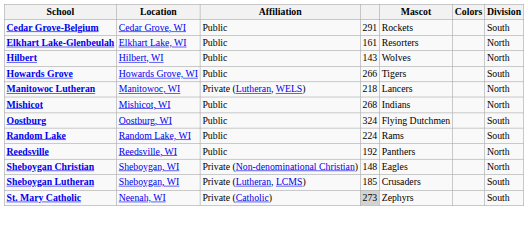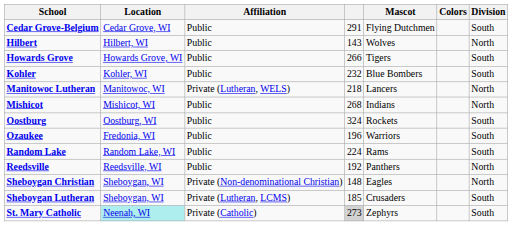(397, 27) Rockets -> (400, 27) Flying Dutchmen
- row: (60, 43)
+ row: (21, 74)
(416, 120) Flying Dutchmen -> (382, 120) Rockets
+ row: (25, 136)
(142, 197) no background -> (127, 213) paleturquoise background
